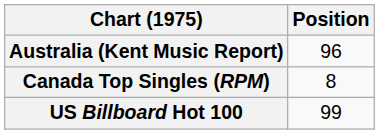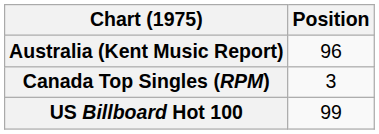(331, 81) 8 -> (331, 81) 3
